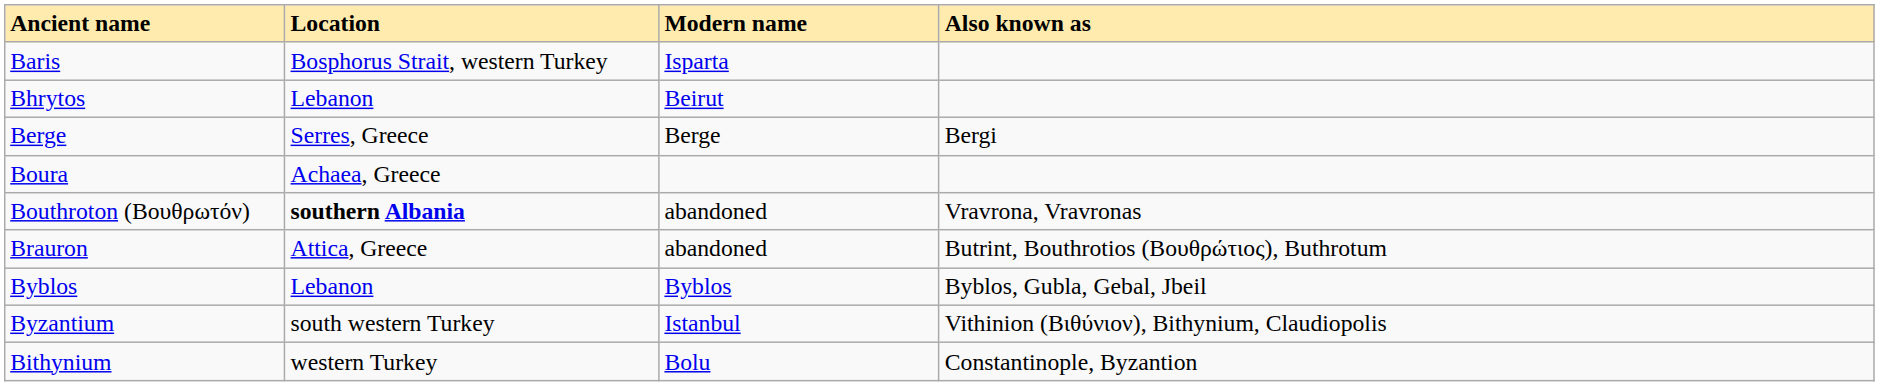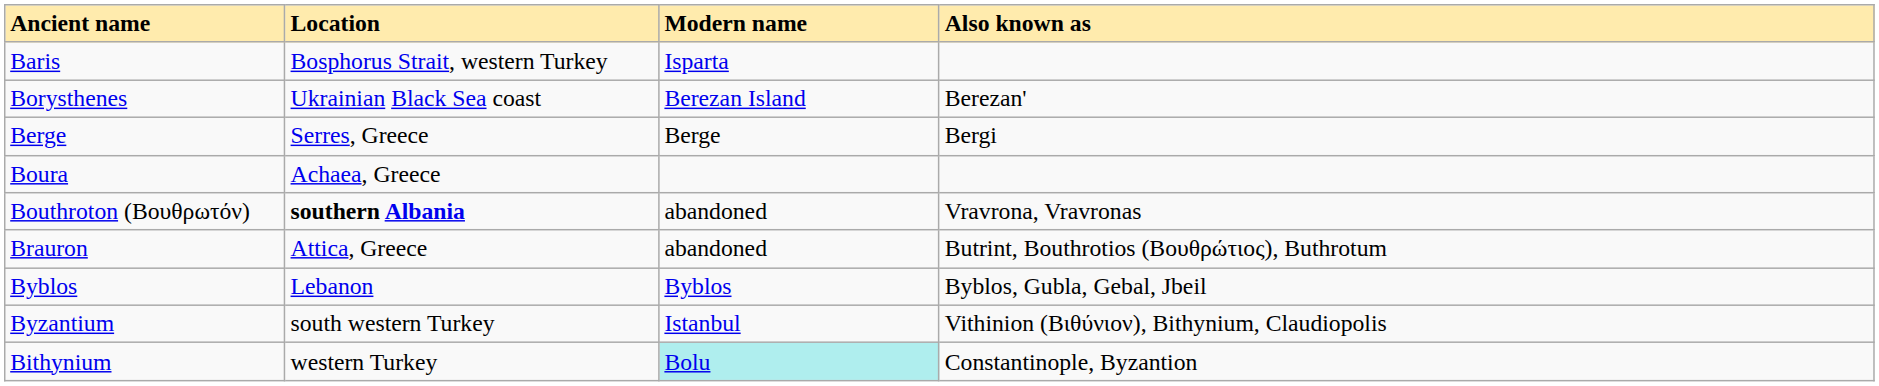- row: (48, 98)
+ row: (69, 98)
(687, 361) no background -> (687, 361) paleturquoise background
